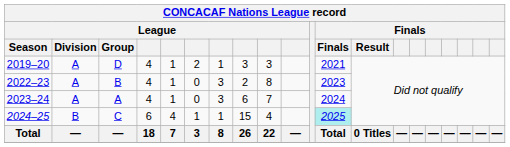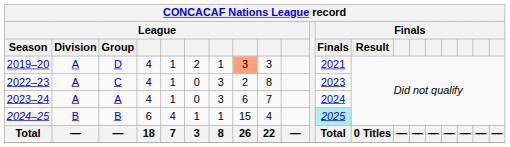(245, 64) no background -> (245, 64) lightsalmon background
(118, 82) B -> (118, 82) C
(118, 116) C -> (118, 116) B
